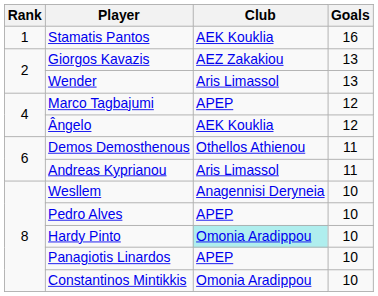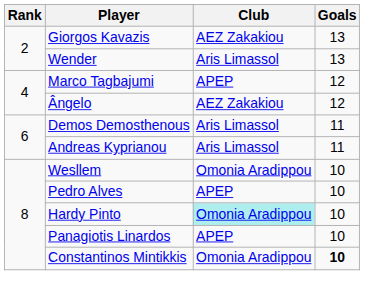- row: (99, 37)
(235, 125) AEK Kouklia -> (240, 103) AEZ Zakakiou
(251, 147) Othellos Athienou -> (237, 125) Aris Limassol
(260, 192) Anagennisi Deryneia -> (254, 170) Omonia Aradippou
(350, 280) normal -> (337, 258) bold
